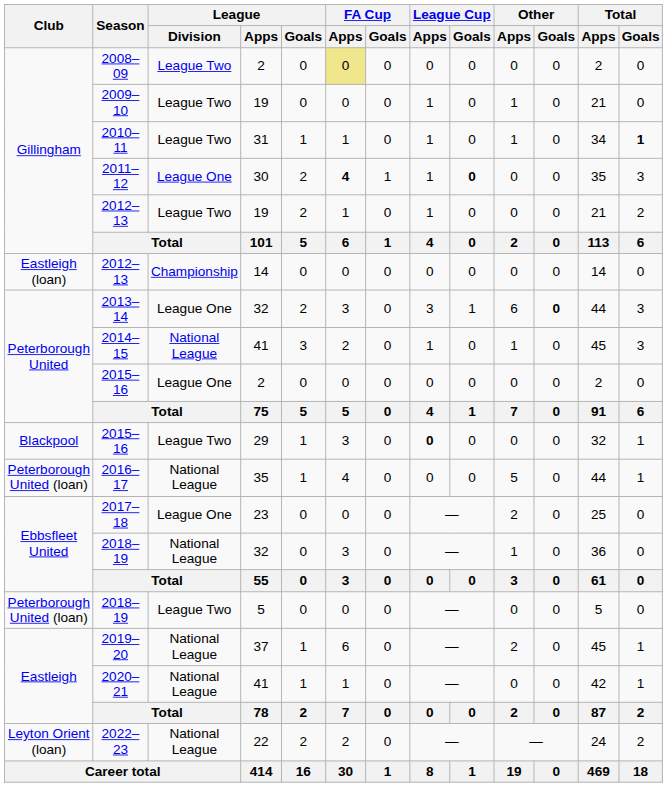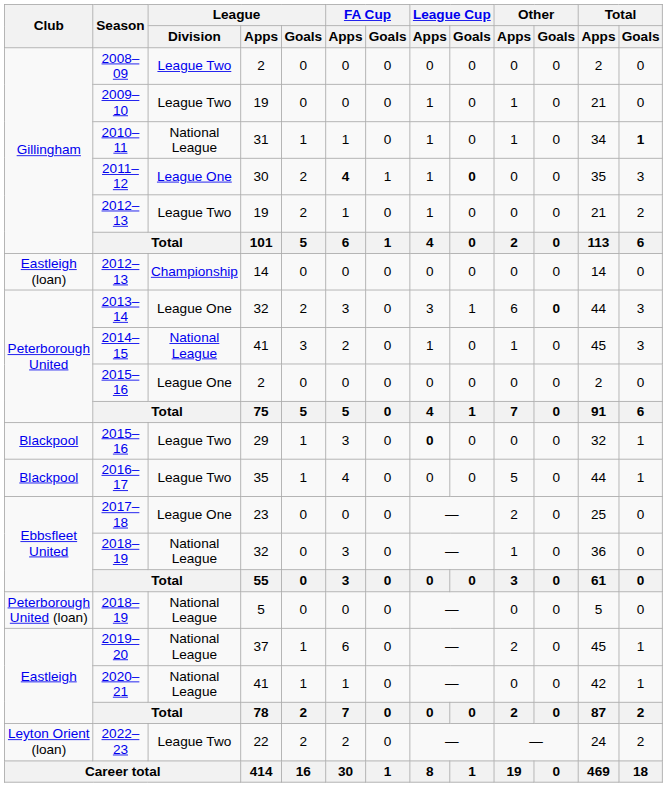(345, 66) khaki background -> (345, 66) no background
(194, 139) League Two -> (194, 139) National League
(49, 477) Peterborough United (loan) -> (49, 477) Blackpool
(194, 477) National League -> (194, 477) League Two
(194, 610) League Two -> (194, 610) National League
(194, 742) National League -> (194, 742) League Two
